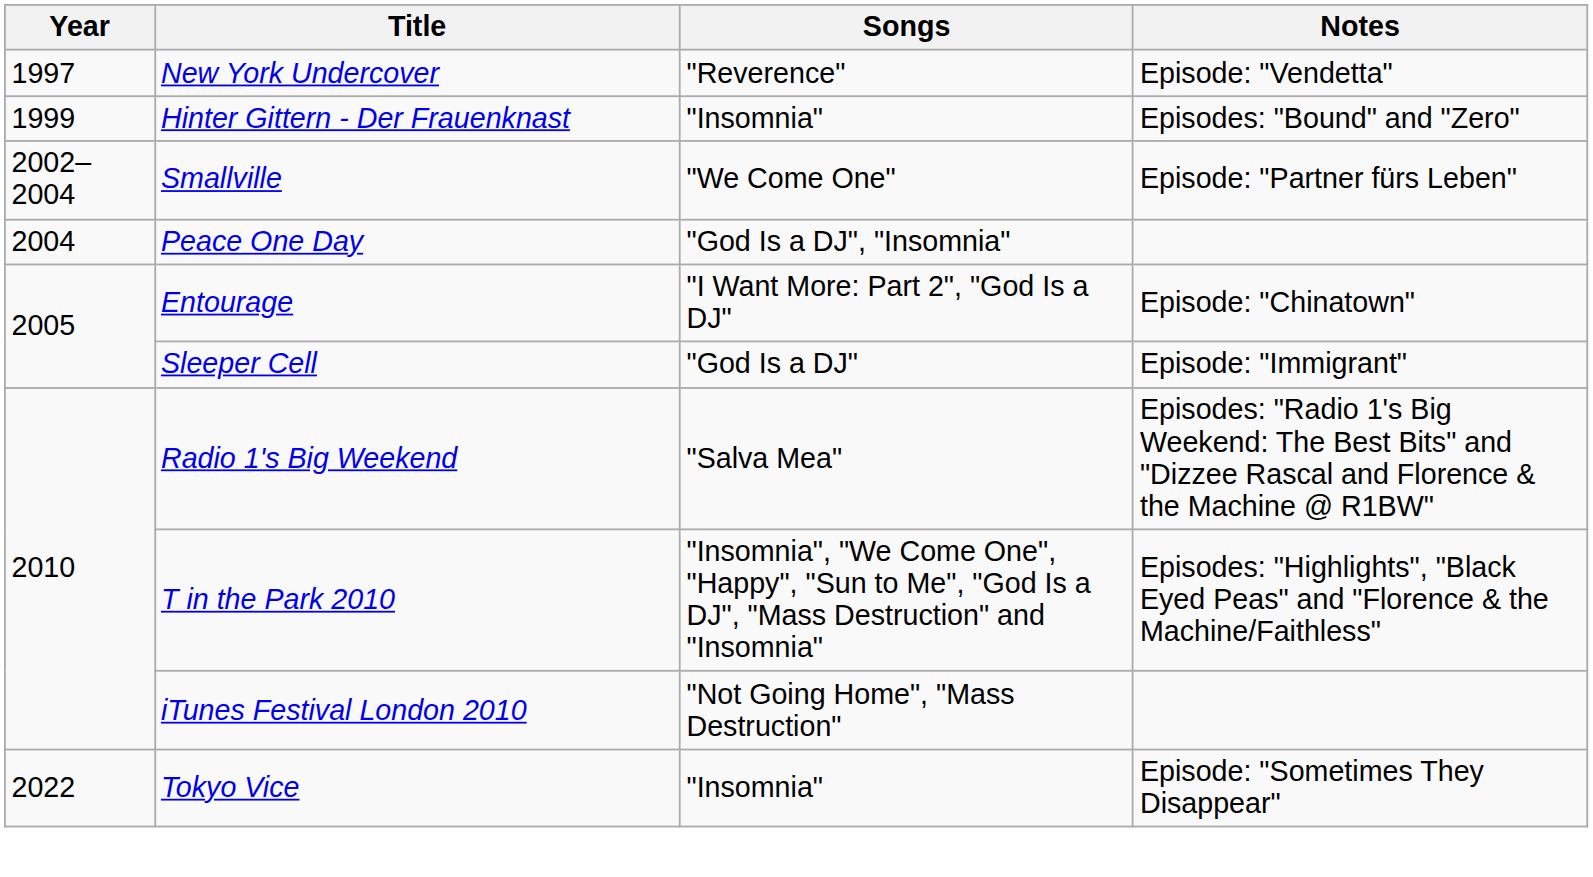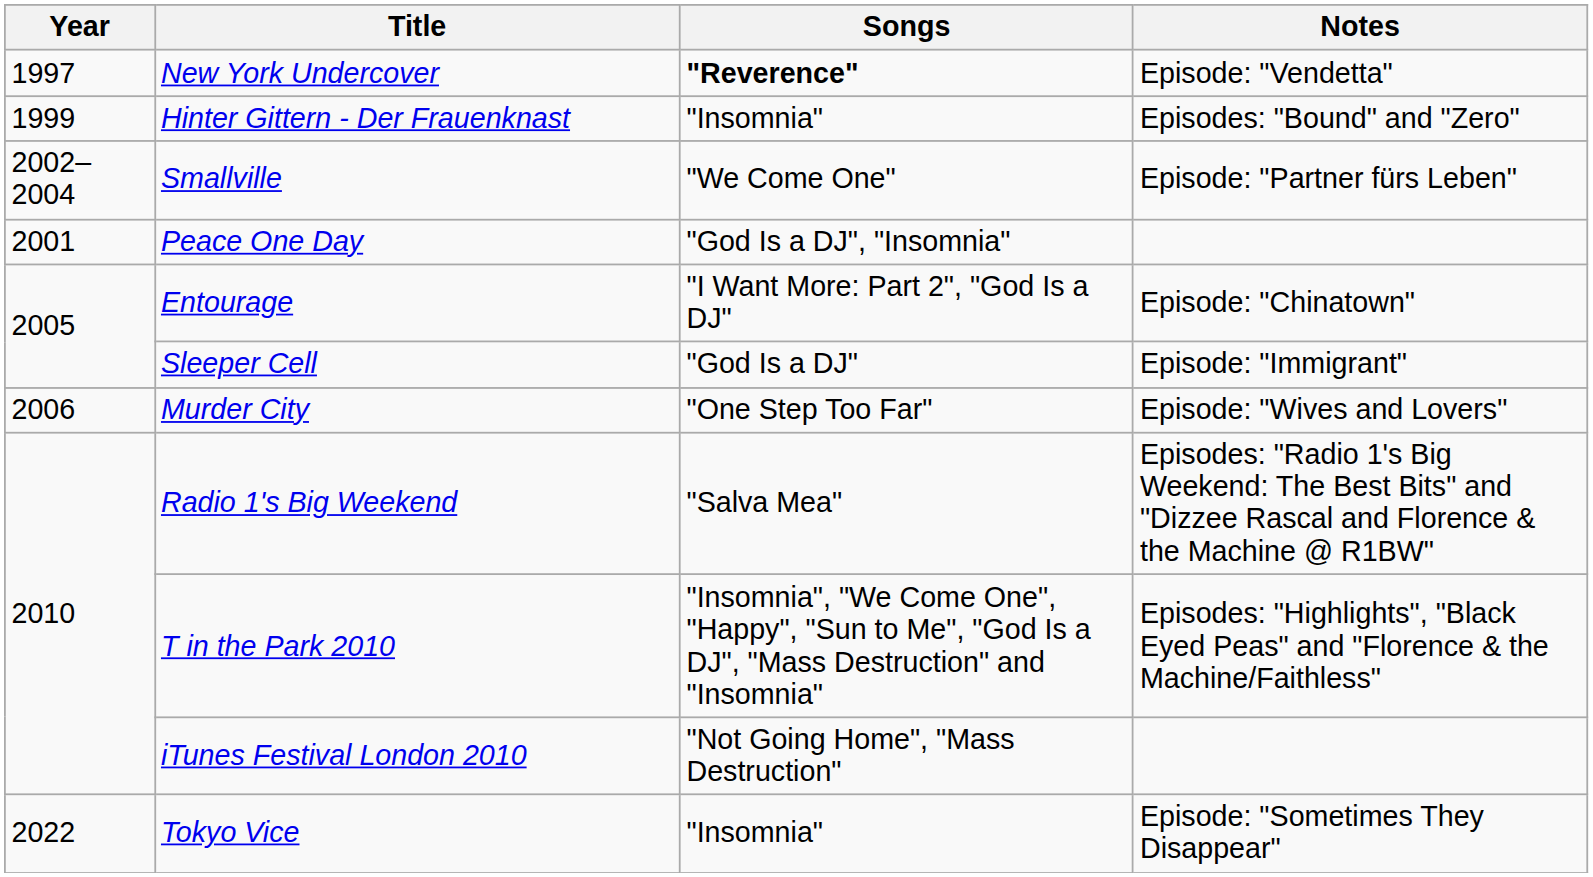(766, 72) normal -> (772, 72) bold
(43, 241) 2004 -> (43, 241) 2001
+ row: (235, 409)
